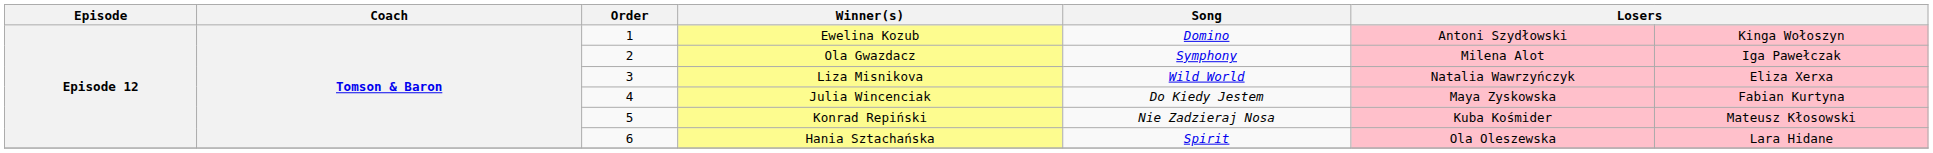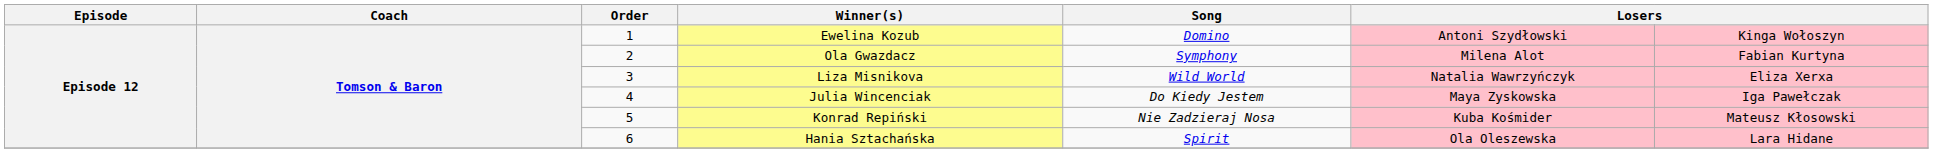(1791, 56) Iga Pawełczak -> (1791, 56) Fabian Kurtyna
(1791, 97) Fabian Kurtyna -> (1791, 97) Iga Pawełczak
